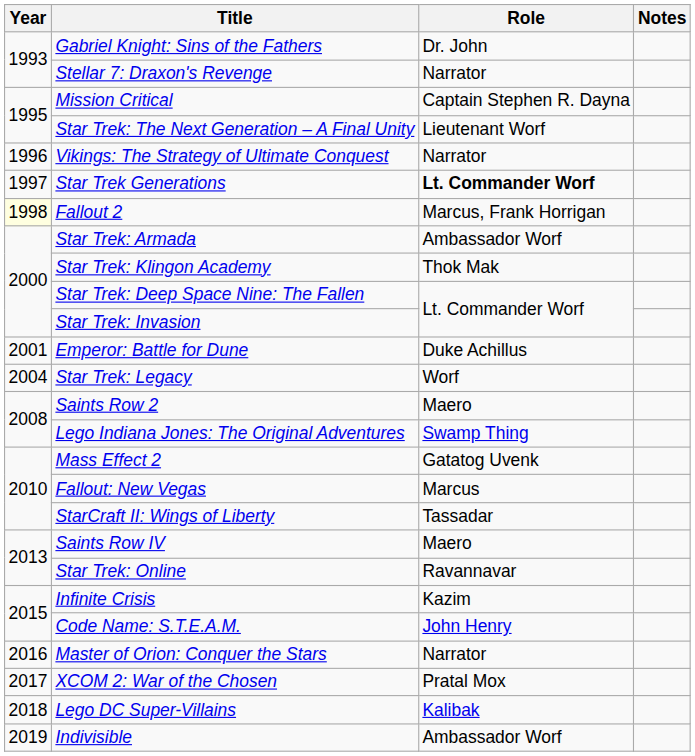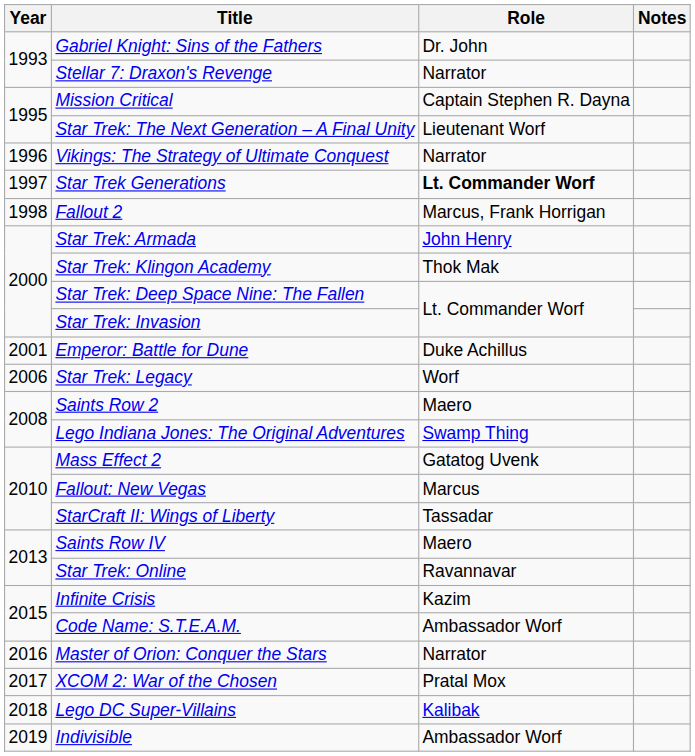(28, 211) lightyellow background -> (28, 211) no background
(492, 239) Ambassador Worf -> (467, 239) John Henry
(28, 377) 2004 -> (28, 377) 2006
(467, 626) John Henry -> (492, 626) Ambassador Worf
